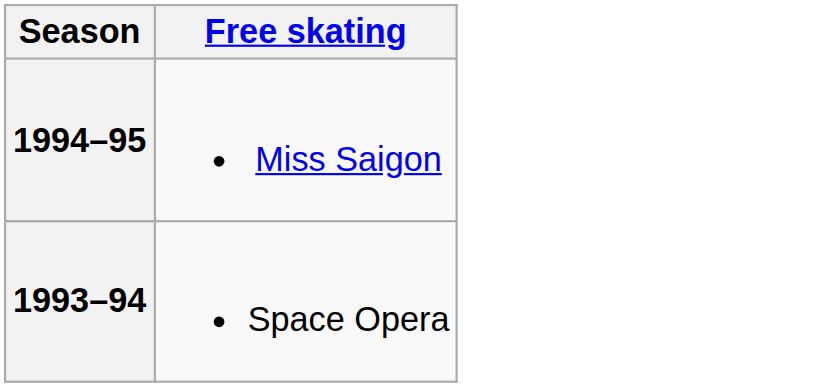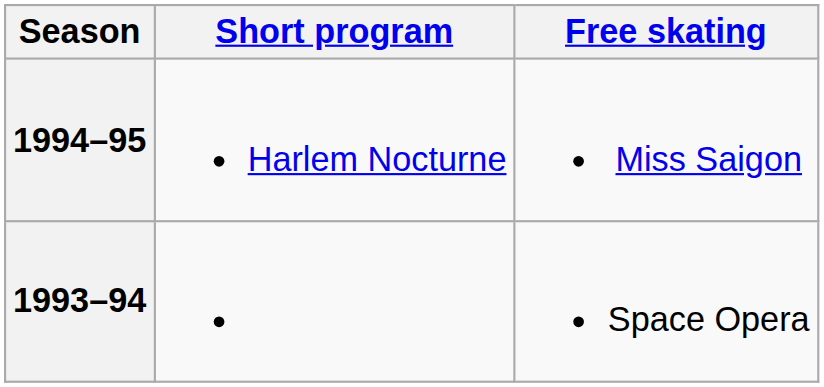+ column: (334, 31)
